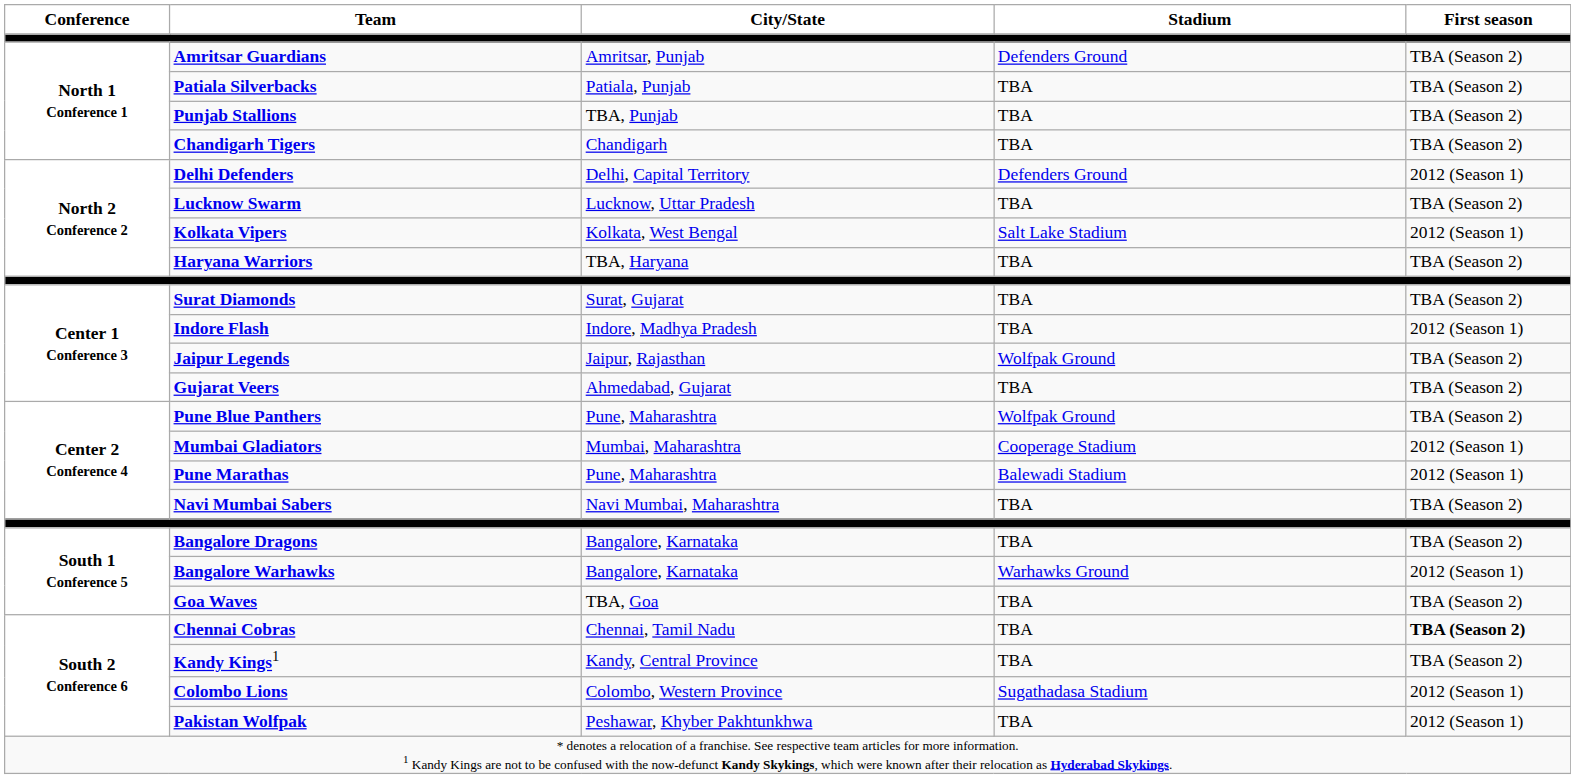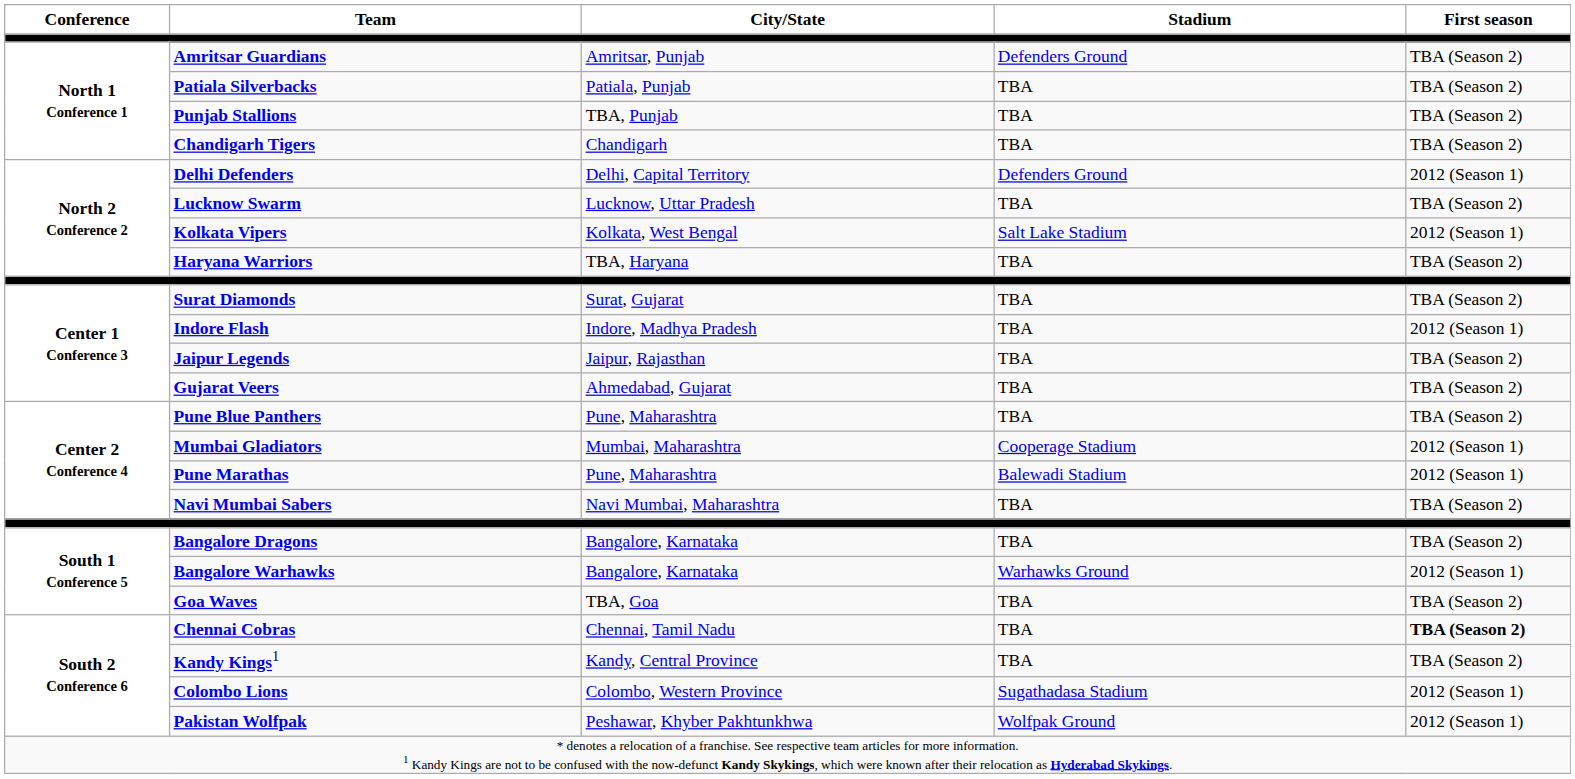(1057, 357) Wolfpak Ground -> (1015, 357) TBA
(1057, 416) Wolfpak Ground -> (1015, 416) TBA
(1015, 720) TBA -> (1057, 720) Wolfpak Ground
